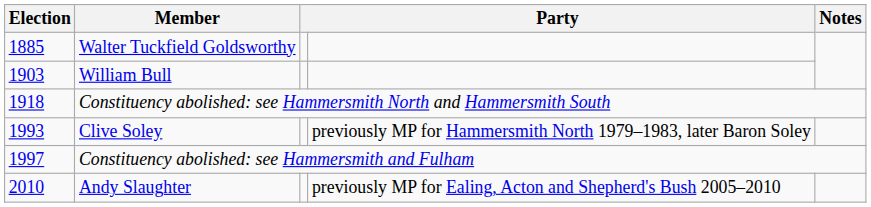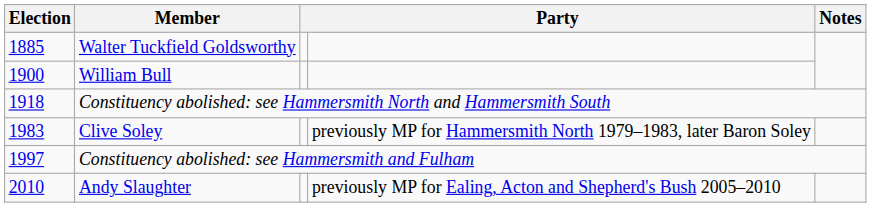(26, 74) 1903 -> (26, 74) 1900
(26, 131) 1993 -> (26, 131) 1983
